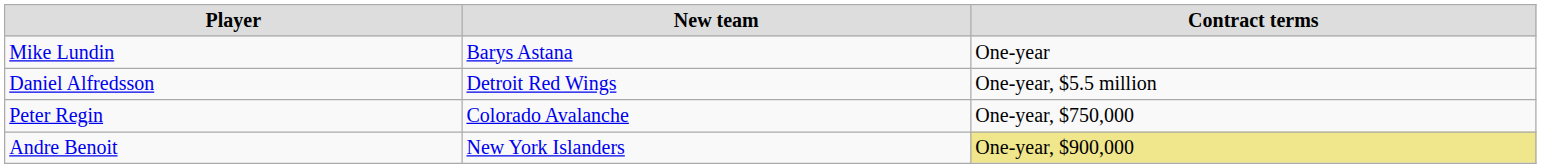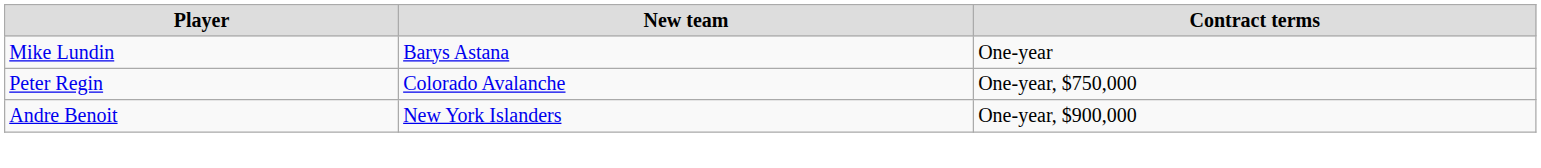- row: (82, 83)
(1055, 147) khaki background -> (1057, 115) no background
